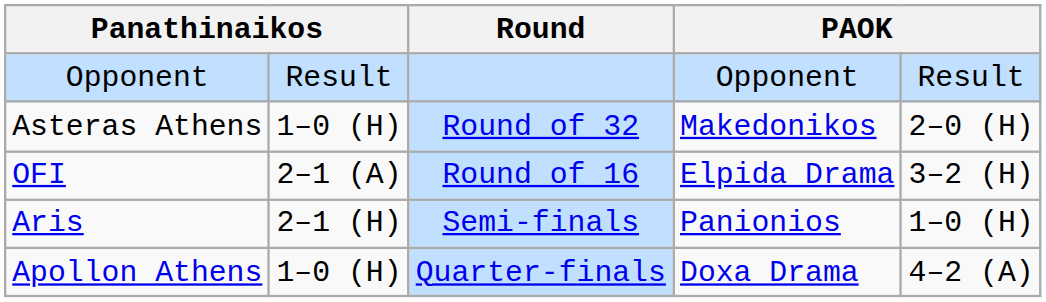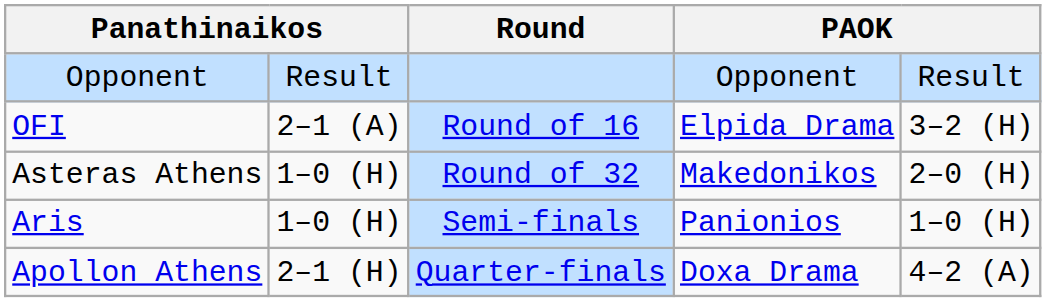rows swapped: (137, 126) <-> (39, 175)
(339, 223) 2–1 (H) -> (339, 223) 1–0 (H)
(339, 272) 1–0 (H) -> (339, 272) 2–1 (H)
